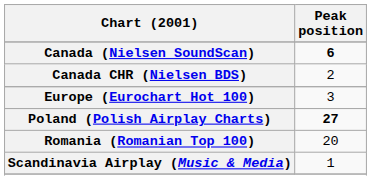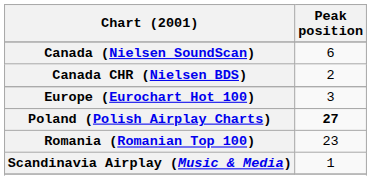(331, 53) bold -> (331, 53) normal
(331, 141) 20 -> (331, 141) 23
